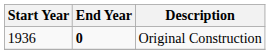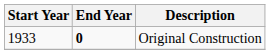(22, 37) 1936 -> (22, 37) 1933
